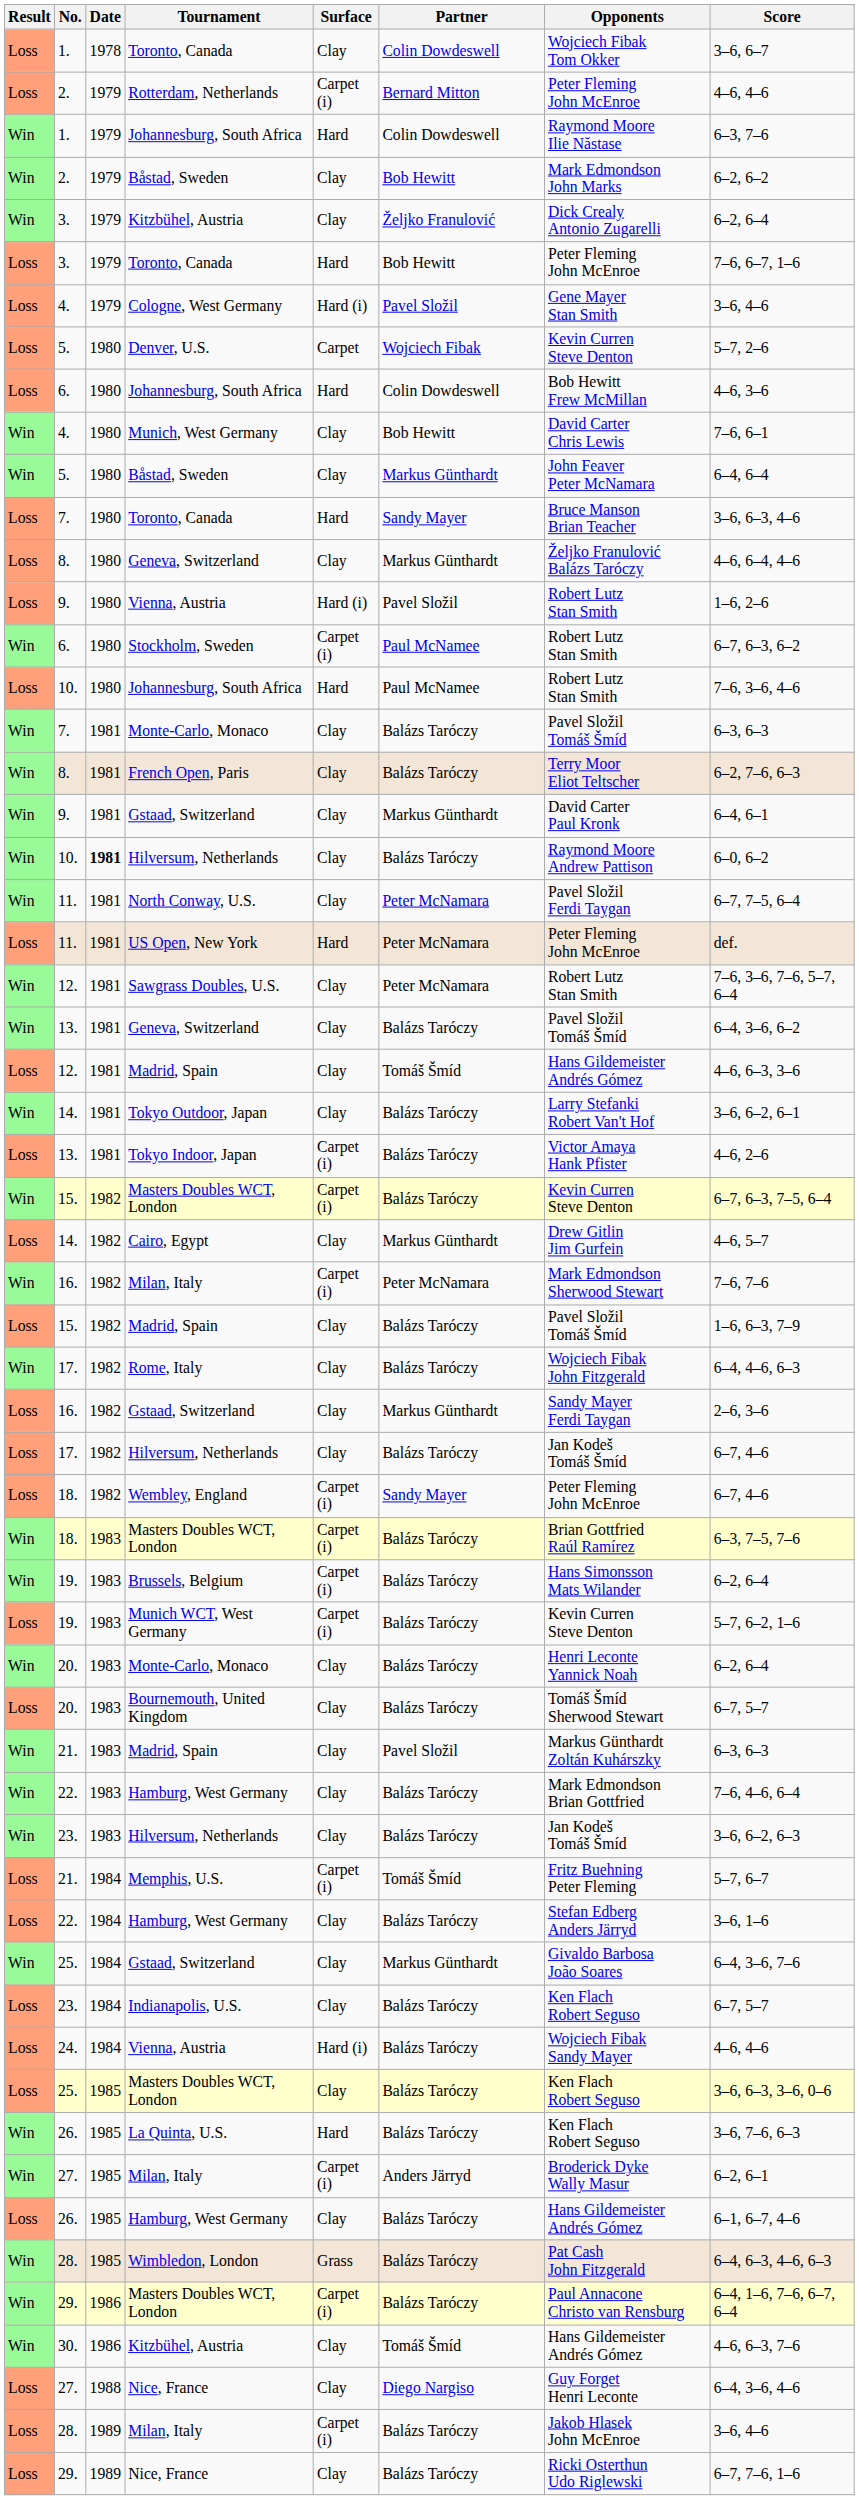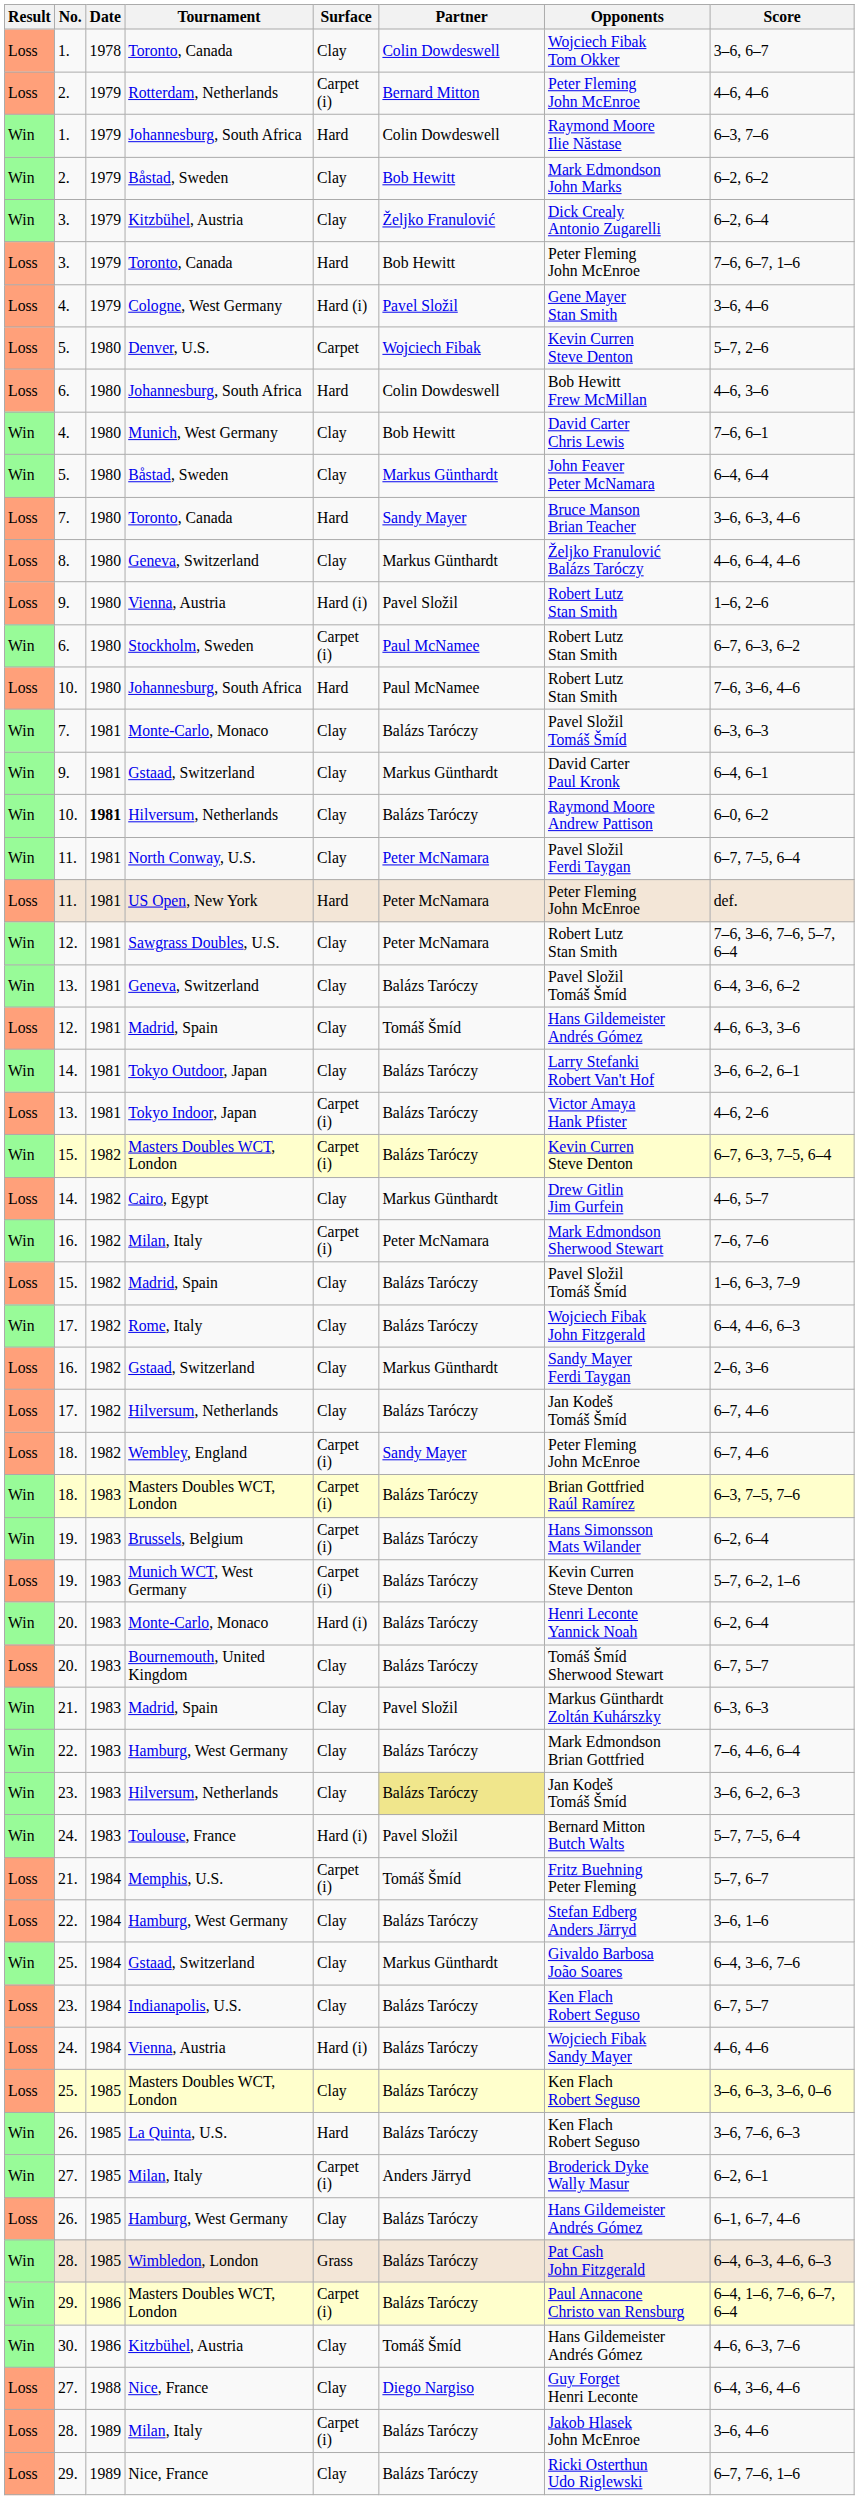- row: (64, 773)
(332, 1665) Clay -> (342, 1623) Hard (i)
(430, 1835) no background -> (430, 1793) khaki background
+ row: (68, 1835)
